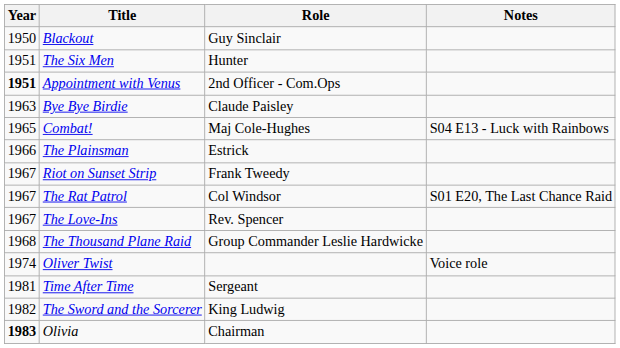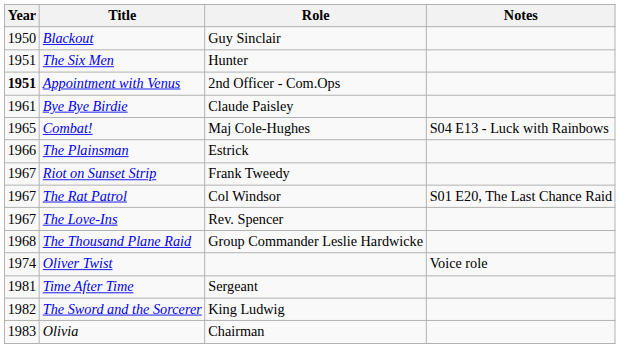(22, 106) 1963 -> (22, 106) 1961
(22, 331) bold -> (22, 331) normal
